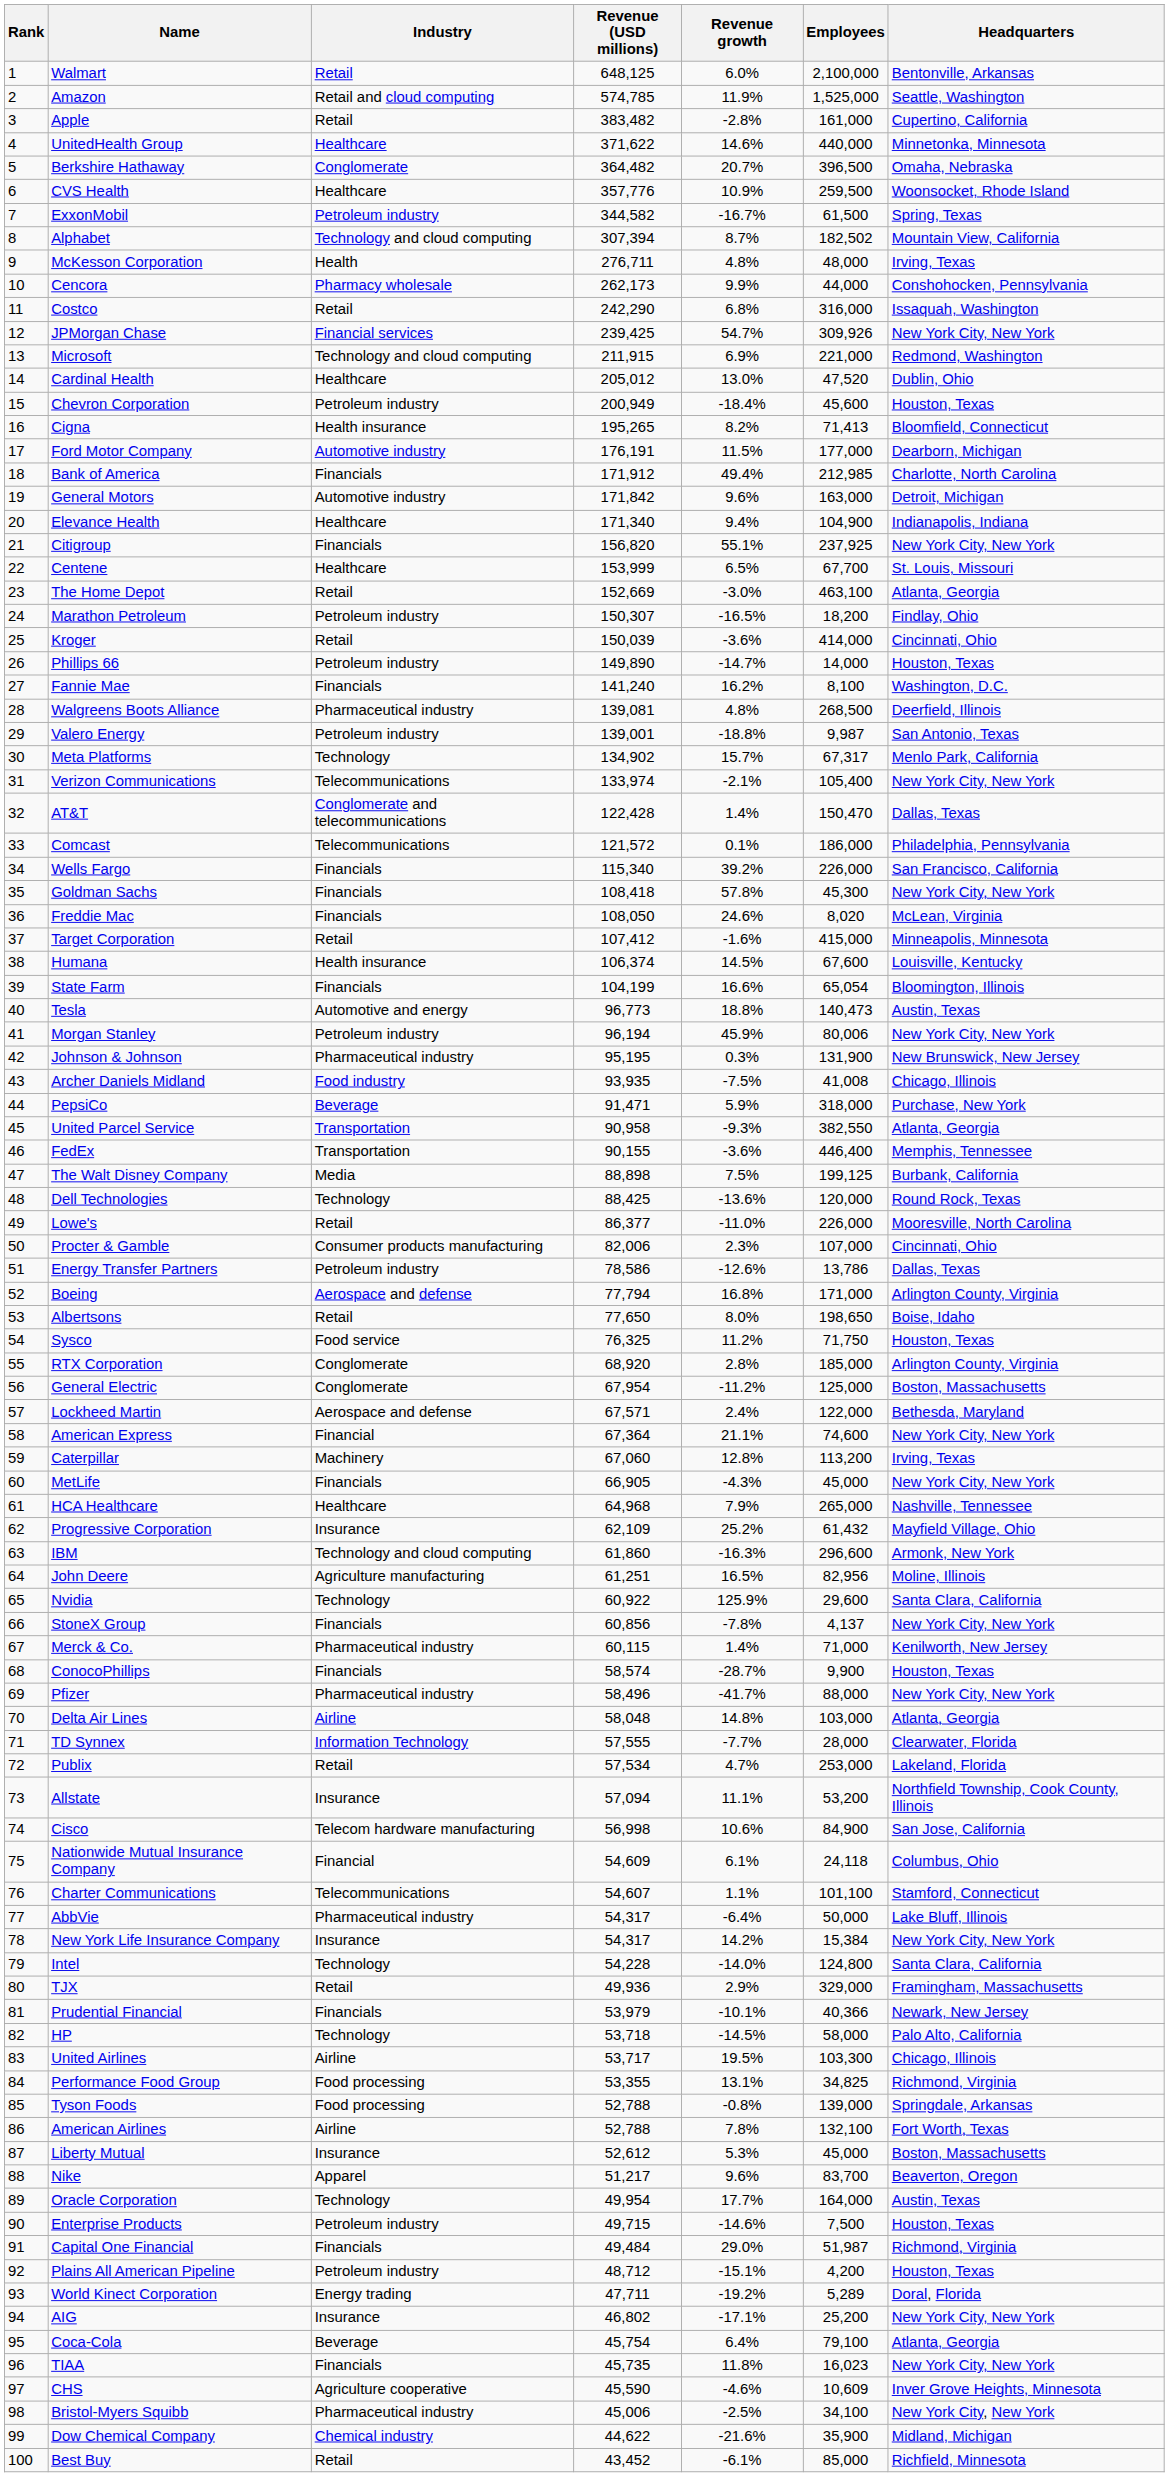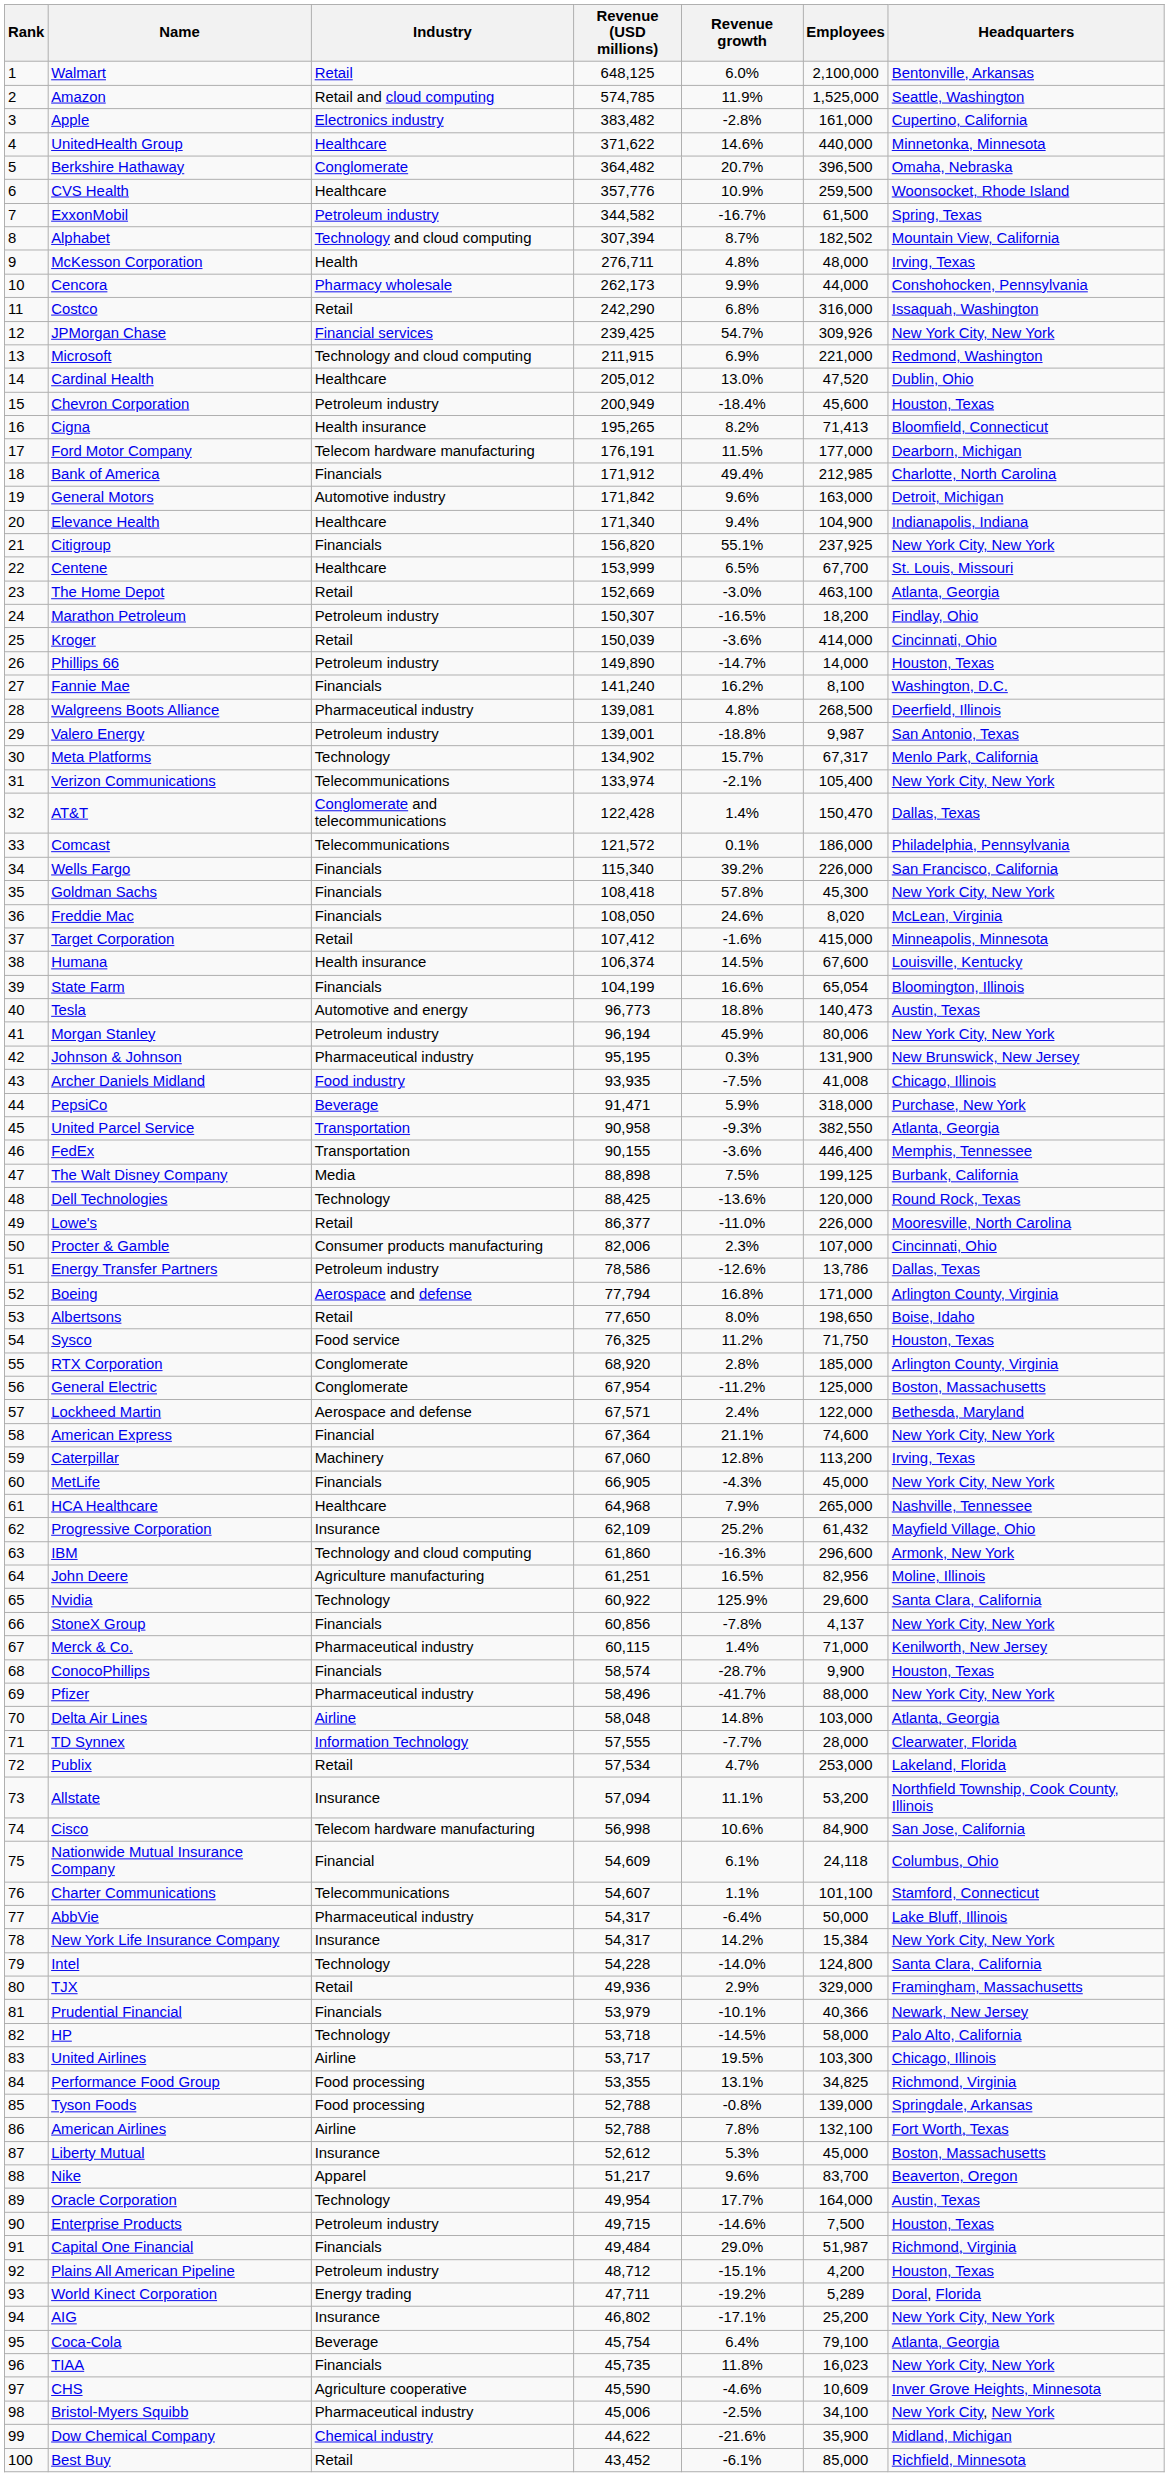(334, 120) Retail -> (379, 120) Electronics industry
(380, 450) Automotive industry -> (425, 450) Telecom hardware manufacturing
